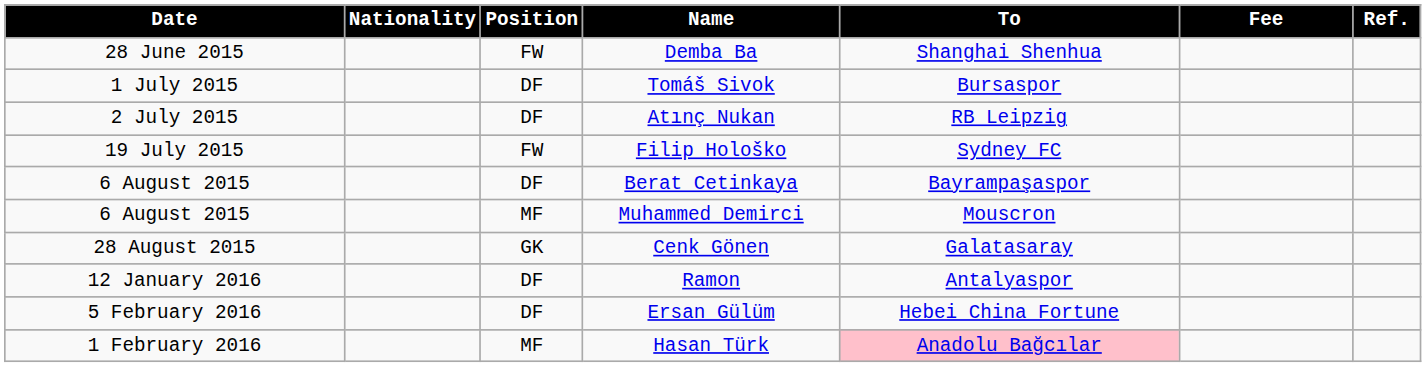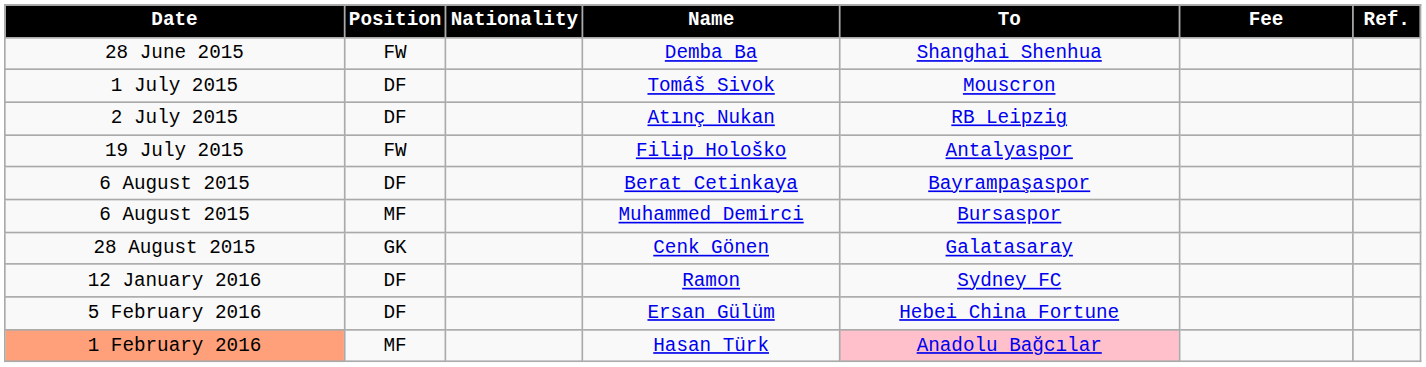columns swapped: (532, 21) <-> (412, 21)
(1009, 86) Bursaspor -> (1009, 86) Mouscron
(1009, 150) Sydney FC -> (1009, 150) Antalyaspor
(1009, 215) Mouscron -> (1009, 215) Bursaspor
(1009, 280) Antalyaspor -> (1009, 280) Sydney FC
(174, 345) no background -> (174, 345) lightsalmon background
